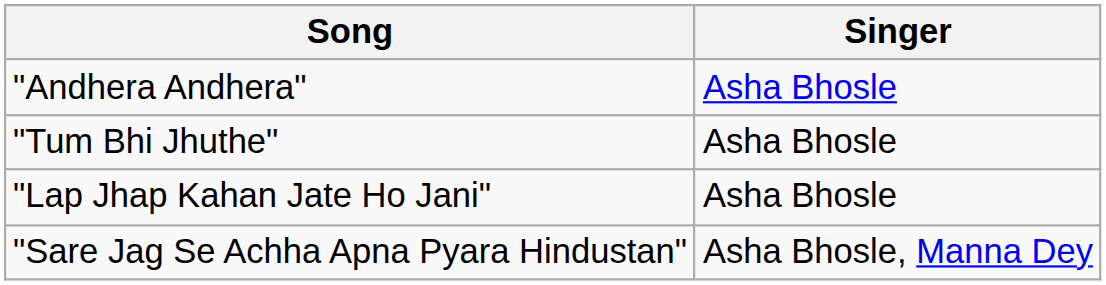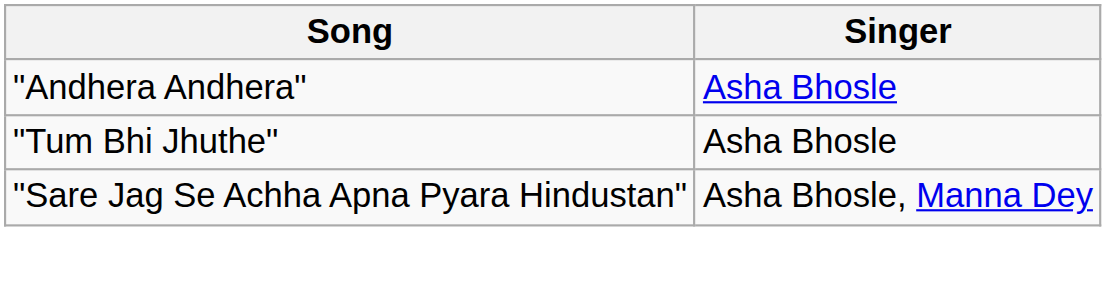- row: (252, 196)
